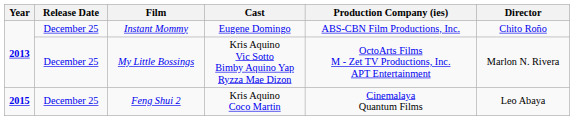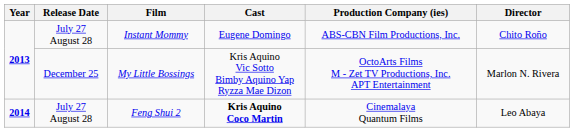(71, 28) December 25 -> (71, 34) July 27 August 28
(19, 101) 2015 -> (19, 113) 2014
(71, 101) December 25 -> (71, 113) July 27 August 28
(255, 101) normal -> (255, 113) bold
